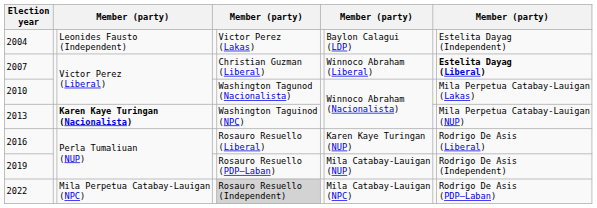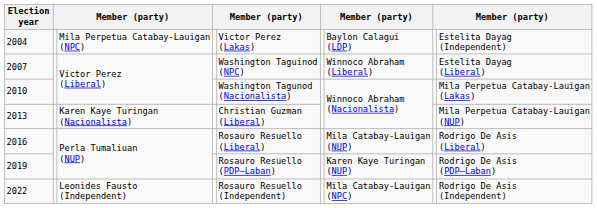(98, 41) Leonides Fausto (Independent) -> (135, 41) Mila Perpetua Catabay-Lauigan (NPC)
(260, 66) Christian Guzman (Liberal) -> (268, 66) Washington Taguinod (NPC)
(475, 66) bold -> (475, 66) normal
(109, 116) bold -> (109, 116) normal
(268, 116) Washington Taguinod (NPC) -> (260, 116) Christian Guzman (Liberal)
(376, 141) Karen Kaye Turingan (NUP) -> (378, 141) Mila Catabay-Lauigan (NUP)
(378, 166) Mila Catabay-Lauigan (NUP) -> (376, 166) Karen Kaye Turingan (NUP)
(478, 166) Rodrigo De Asis (Independent) -> (478, 166) Rodrigo De Asis (PDP–Laban)
(135, 191) Mila Perpetua Catabay-Lauigan (NPC) -> (98, 191) Leonides Fausto (Independent)
(260, 191) lightgrey background -> (260, 191) no background
(478, 191) Rodrigo De Asis (PDP–Laban) -> (478, 191) Rodrigo De Asis (Independent)
